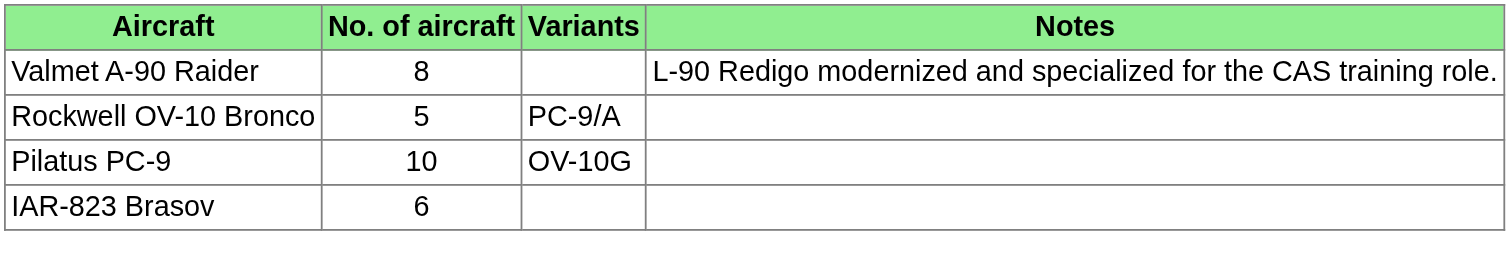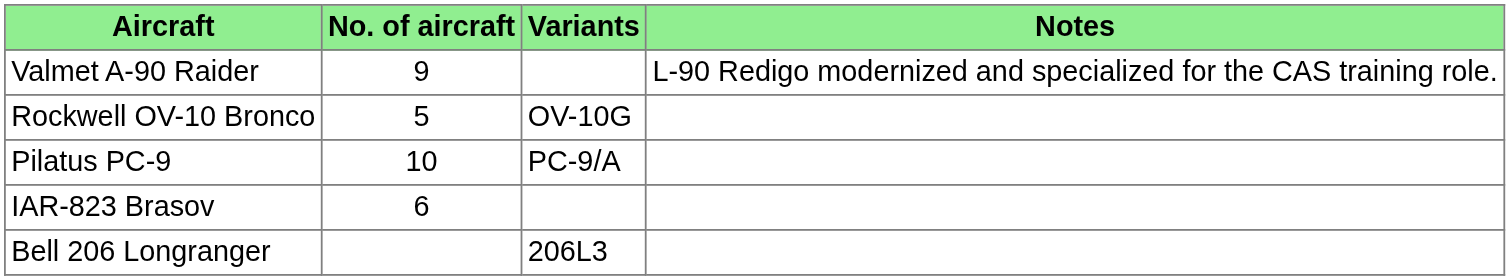(422, 71) 8 -> (422, 71) 9
(574, 116) PC-9/A -> (580, 116) OV-10G
(580, 161) OV-10G -> (574, 161) PC-9/A
+ row: (141, 251)
